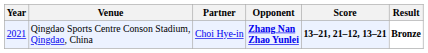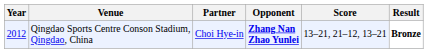(16, 34) 2021 -> (16, 34) 2012
(345, 34) bold -> (345, 34) normal
